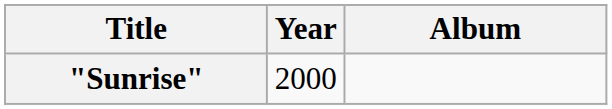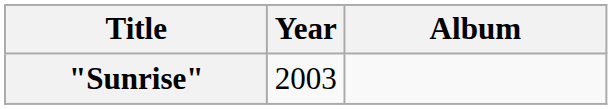(306, 78) 2000 -> (306, 78) 2003
